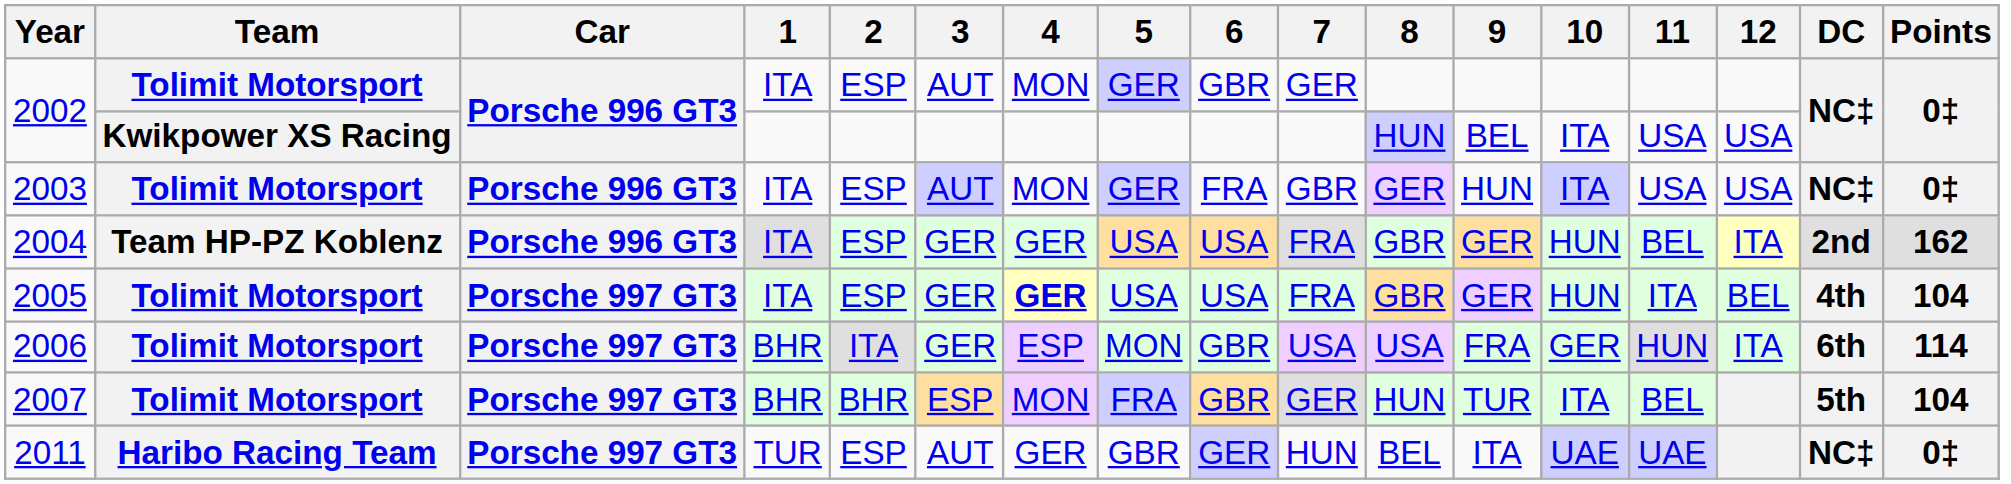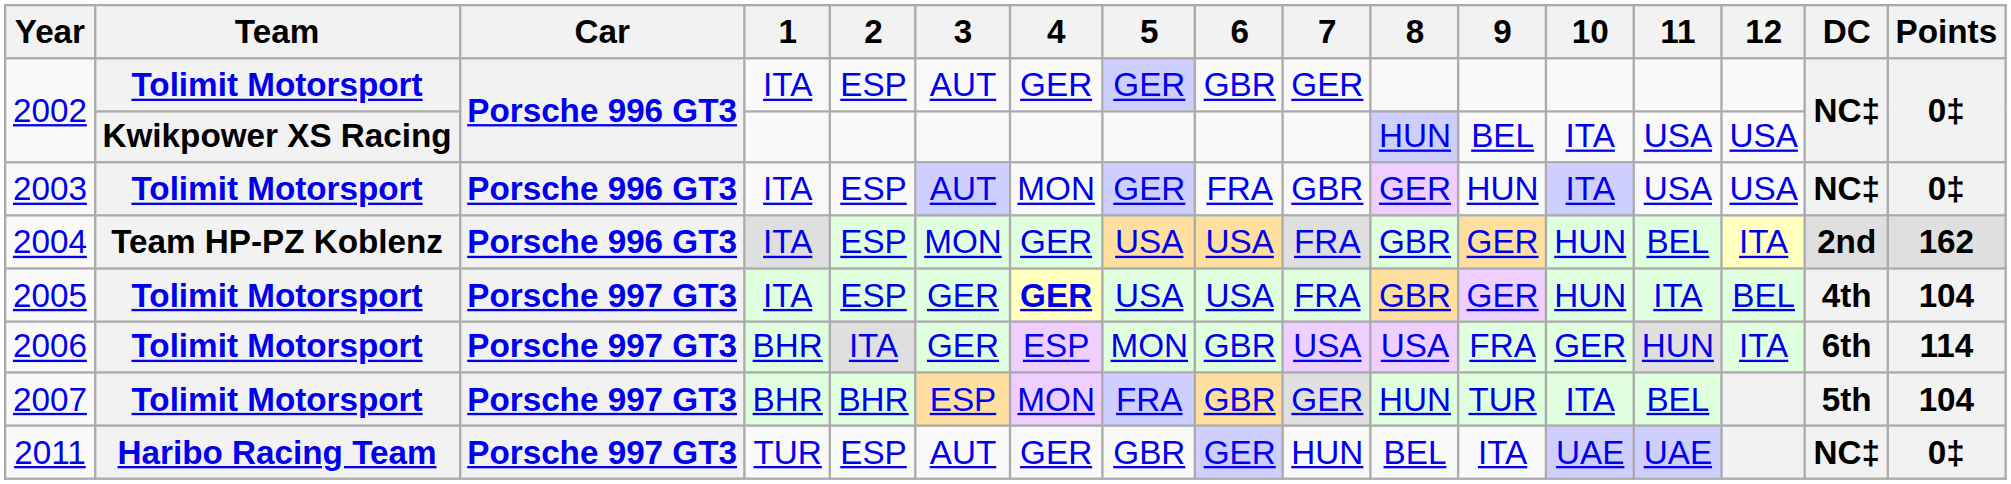(1051, 84) MON -> (1056, 84) GER
(960, 242) GER -> (963, 242) MON
